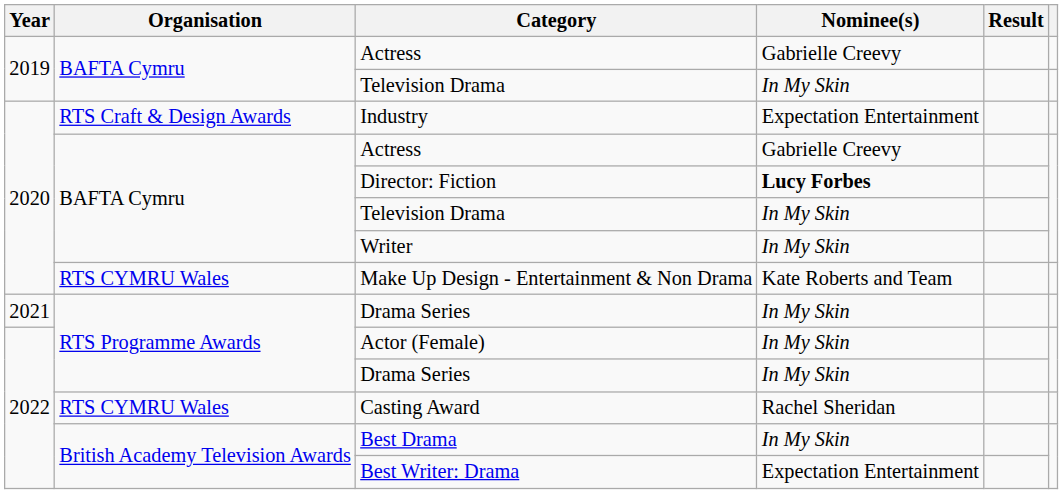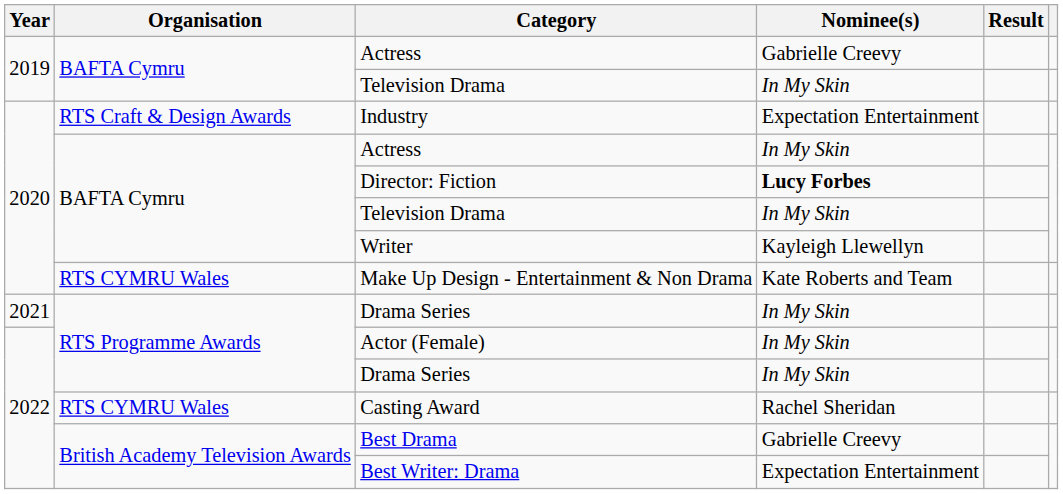(831, 149) Gabrielle Creevy -> (806, 149) In My Skin
(806, 246) In My Skin -> (843, 246) Kayleigh Llewellyn
(806, 439) In My Skin -> (831, 439) Gabrielle Creevy
